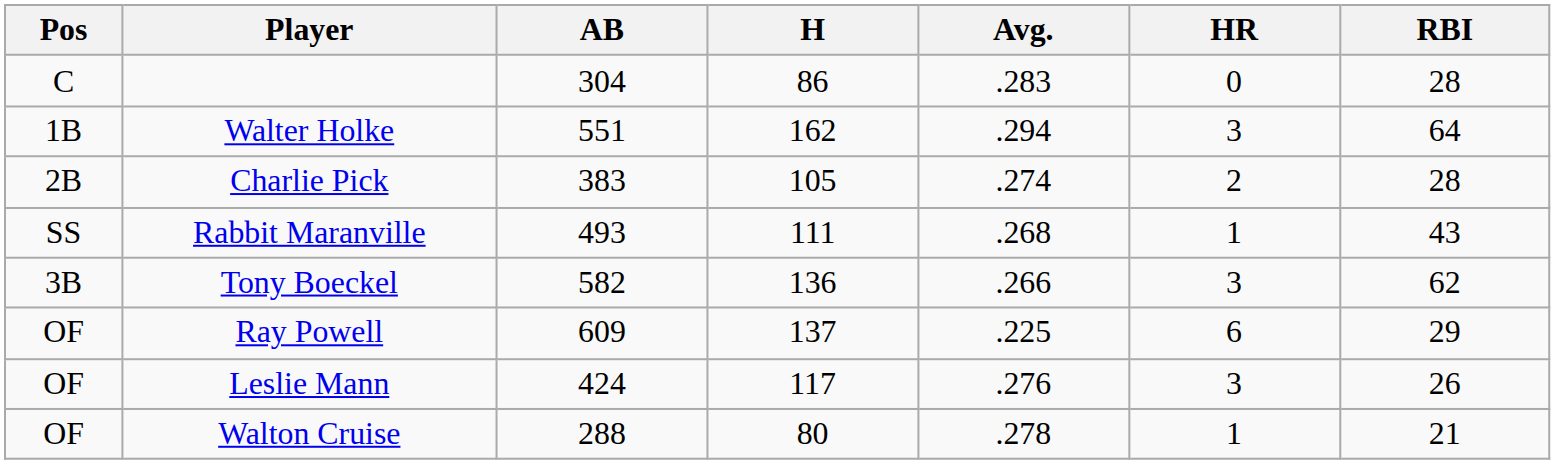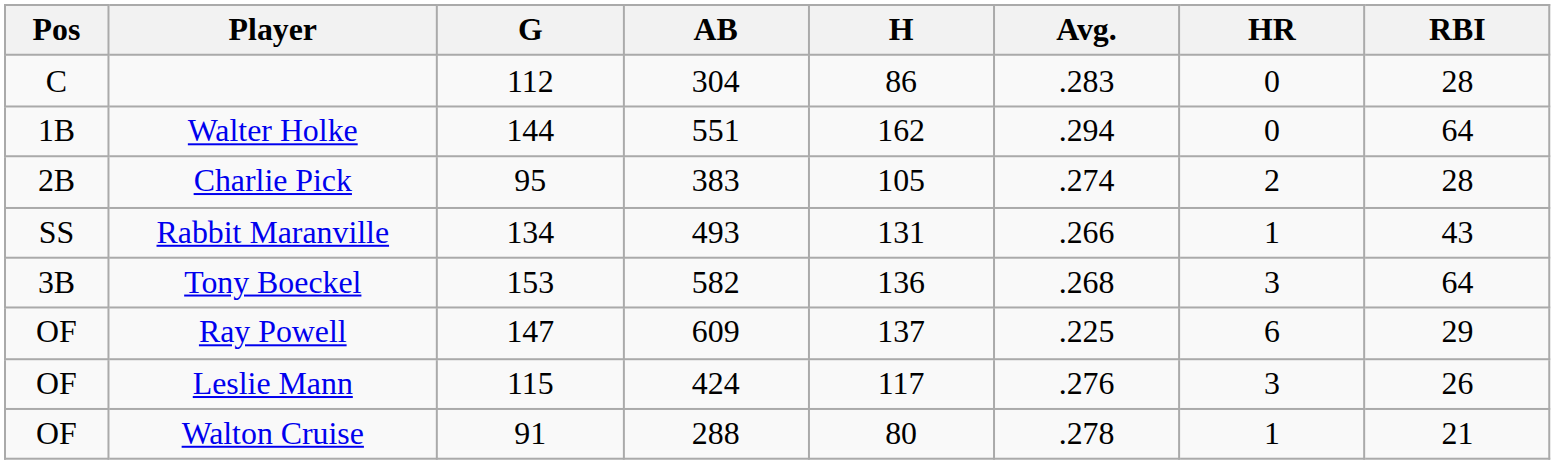+ column: (530, 29)
(1234, 130) 3 -> (1272, 130) 0
(813, 231) 111 -> (901, 231) 131
(1023, 231) .268 -> (1087, 231) .266
(1023, 282) .266 -> (1087, 282) .268
(1445, 282) 62 -> (1457, 282) 64
